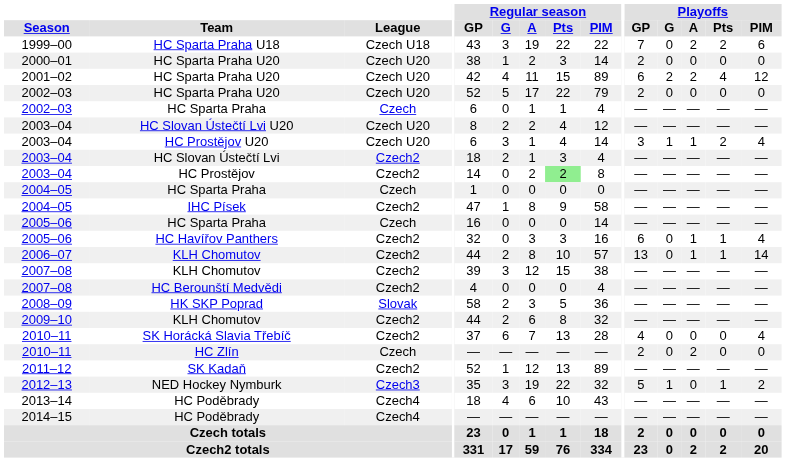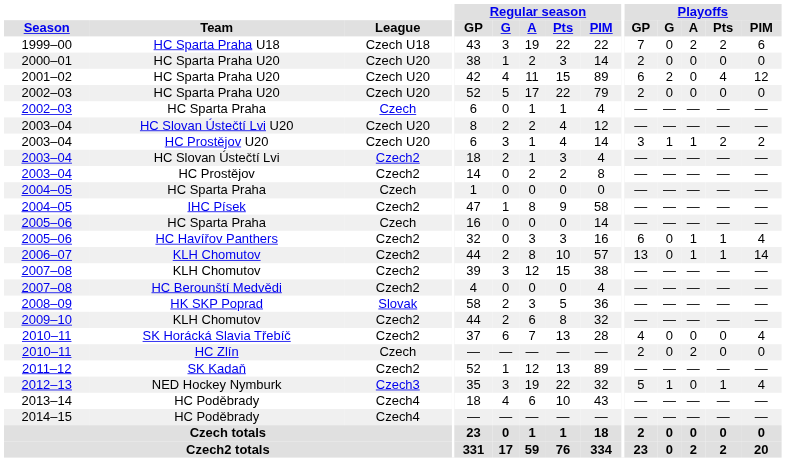(693, 76) 2 -> (693, 76) 0
(761, 141) 4 -> (761, 141) 2
(563, 174) lightgreen background -> (563, 174) no background
(761, 384) 2 -> (761, 384) 4
